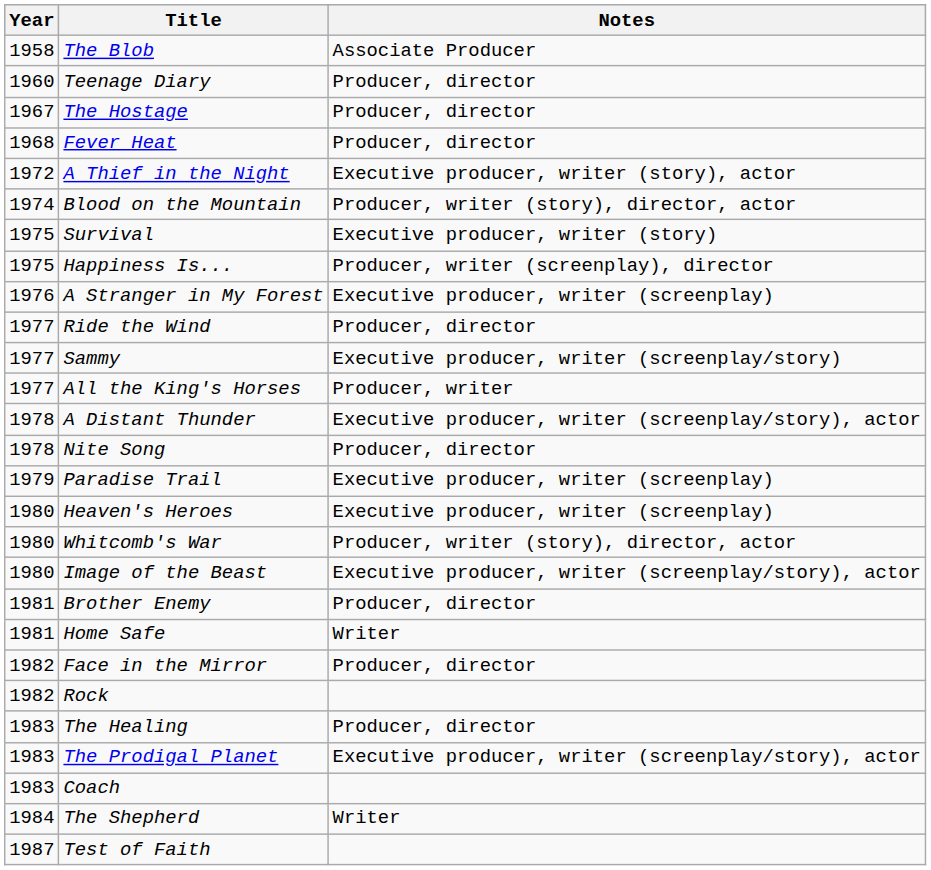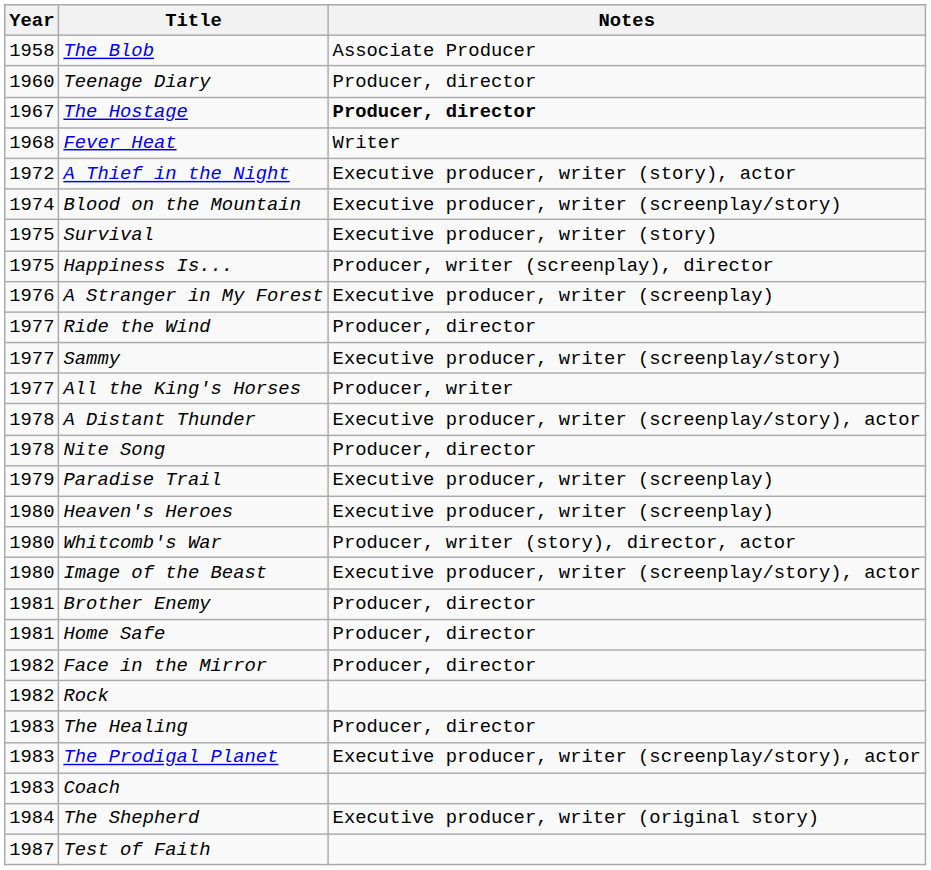(434, 112) normal -> (434, 112) bold
(434, 143) Producer, director -> (367, 143) Writer
(565, 204) Producer, writer (story), director, actor -> (587, 204) Executive producer, writer (screenplay/story)
(367, 635) Writer -> (434, 635) Producer, director
(367, 819) Writer -> (576, 819) Executive producer, writer (original story)
